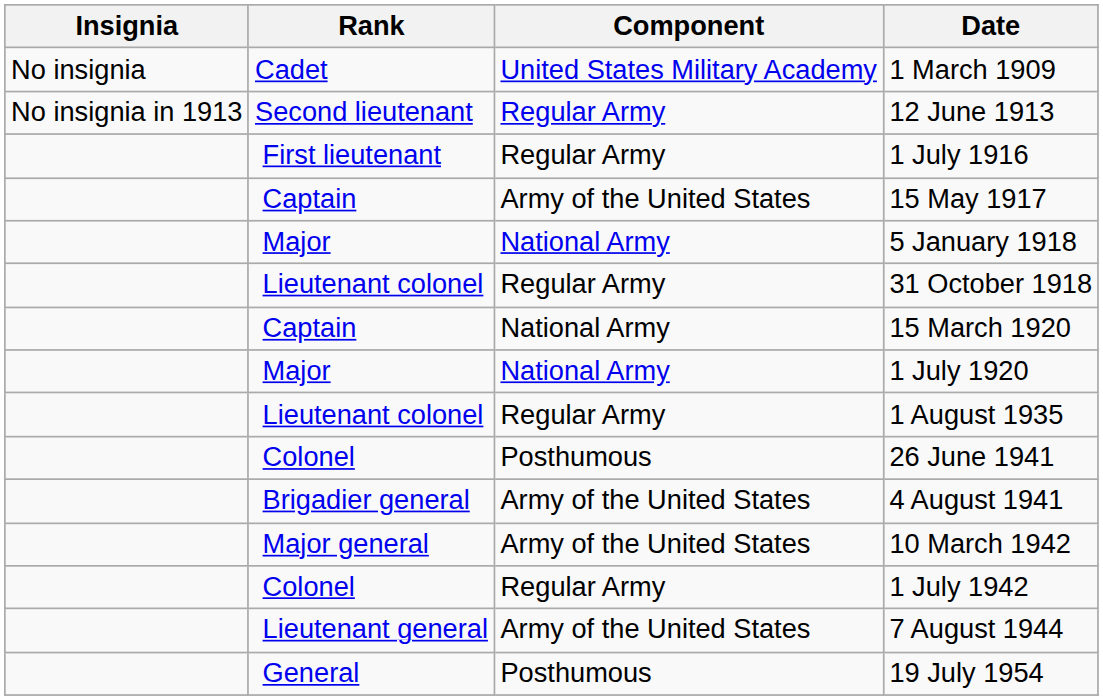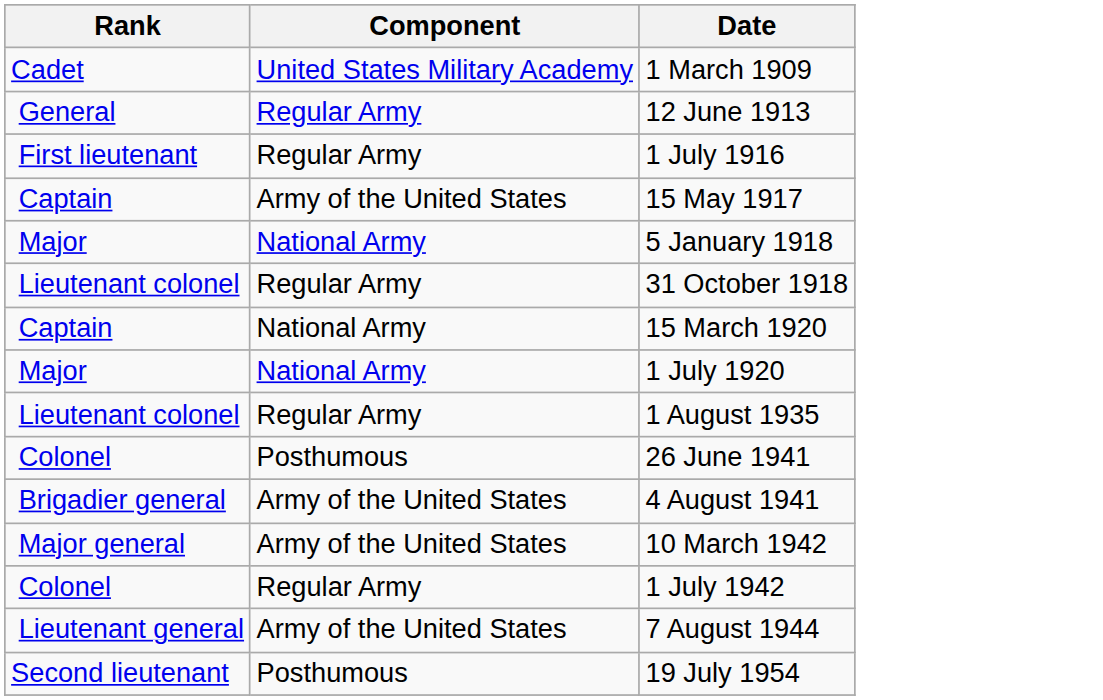- column: (127, 26)
(364, 112) Second lieutenant -> (63, 112) General
(307, 673) General -> (120, 673) Second lieutenant
